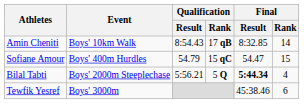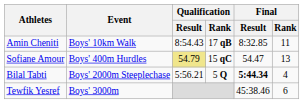(285, 44) 14 -> (285, 44) 11
(189, 59) no background -> (189, 59) khaki background
(285, 59) 15 -> (285, 59) 13
